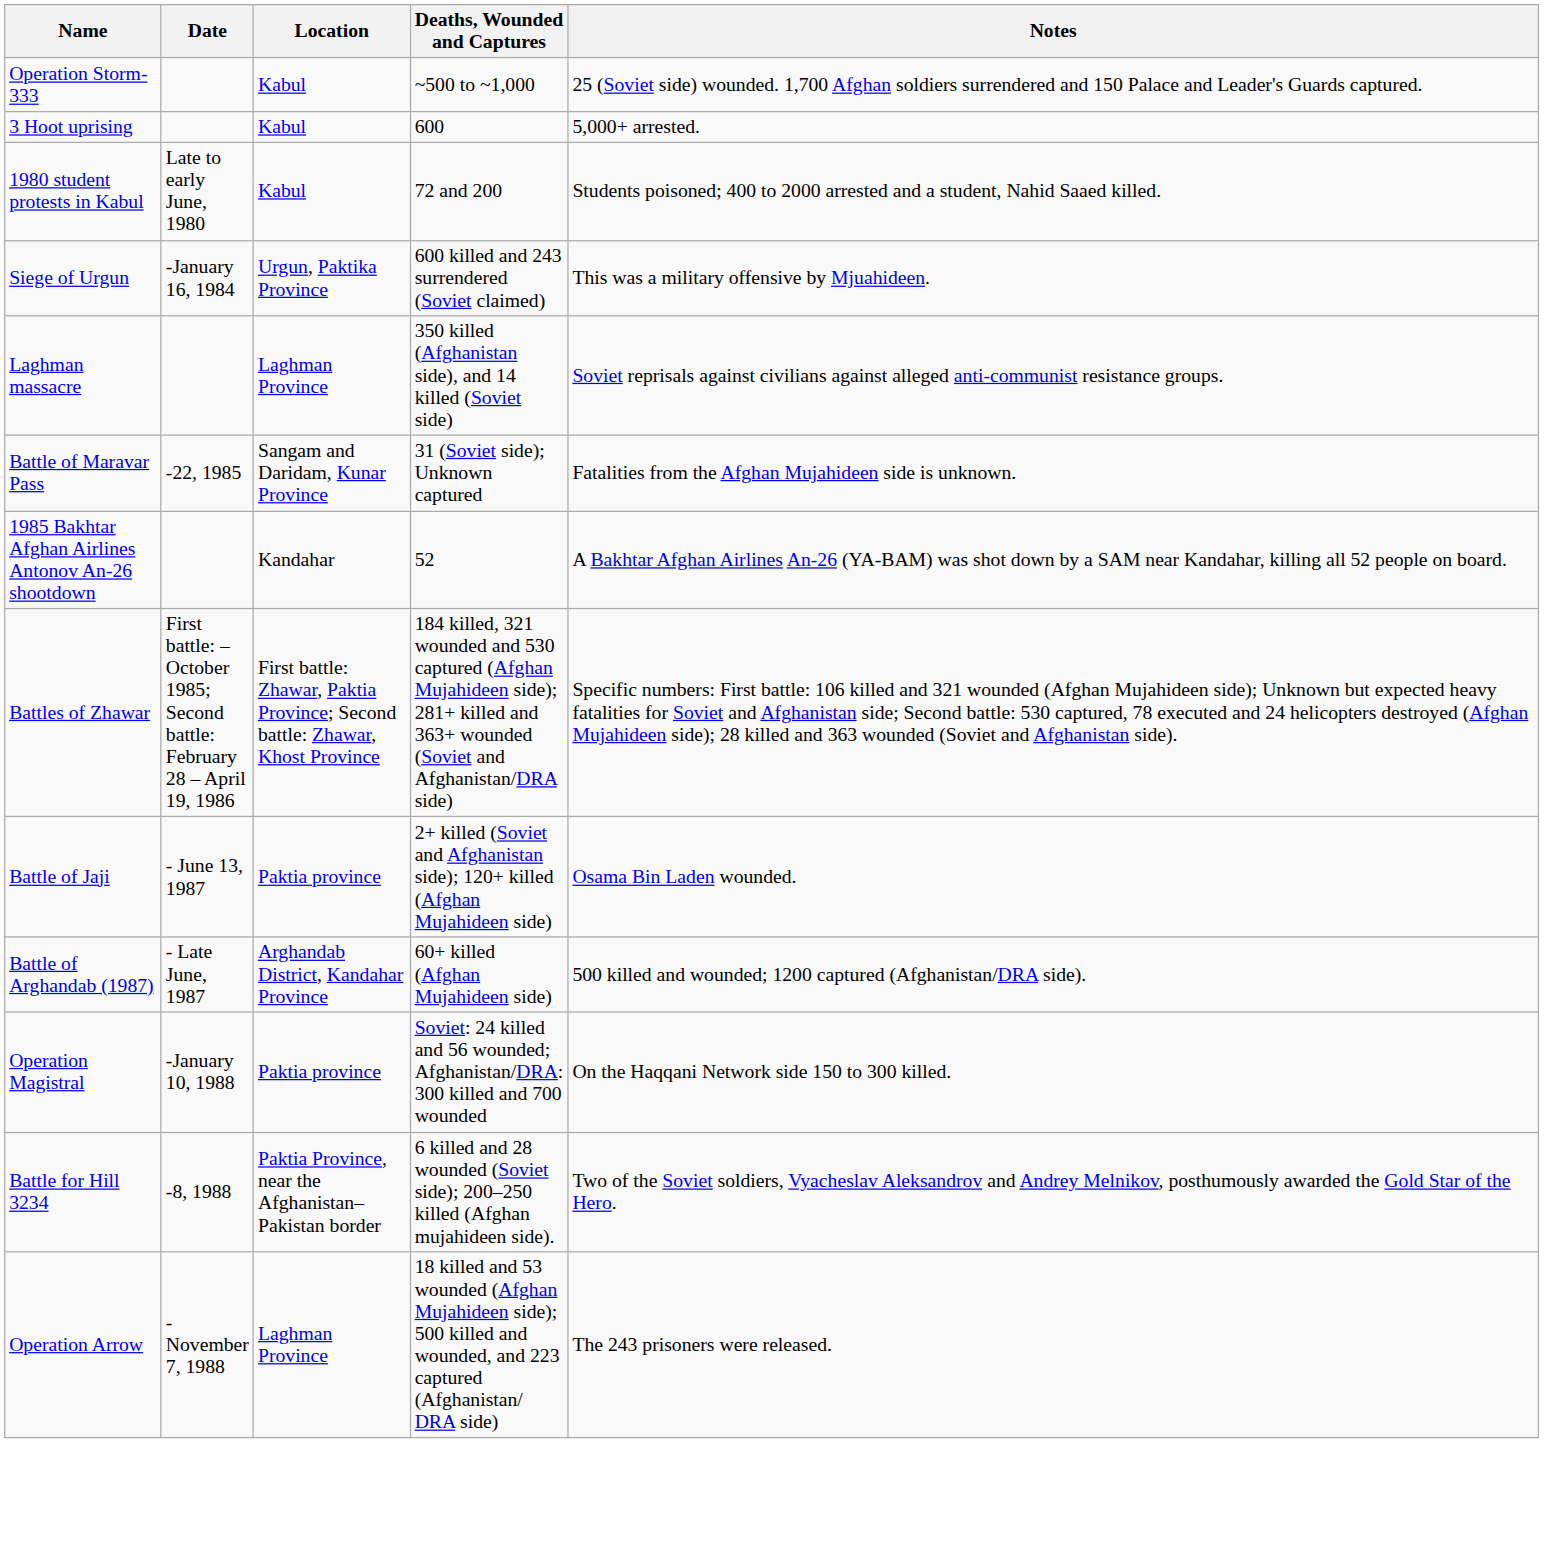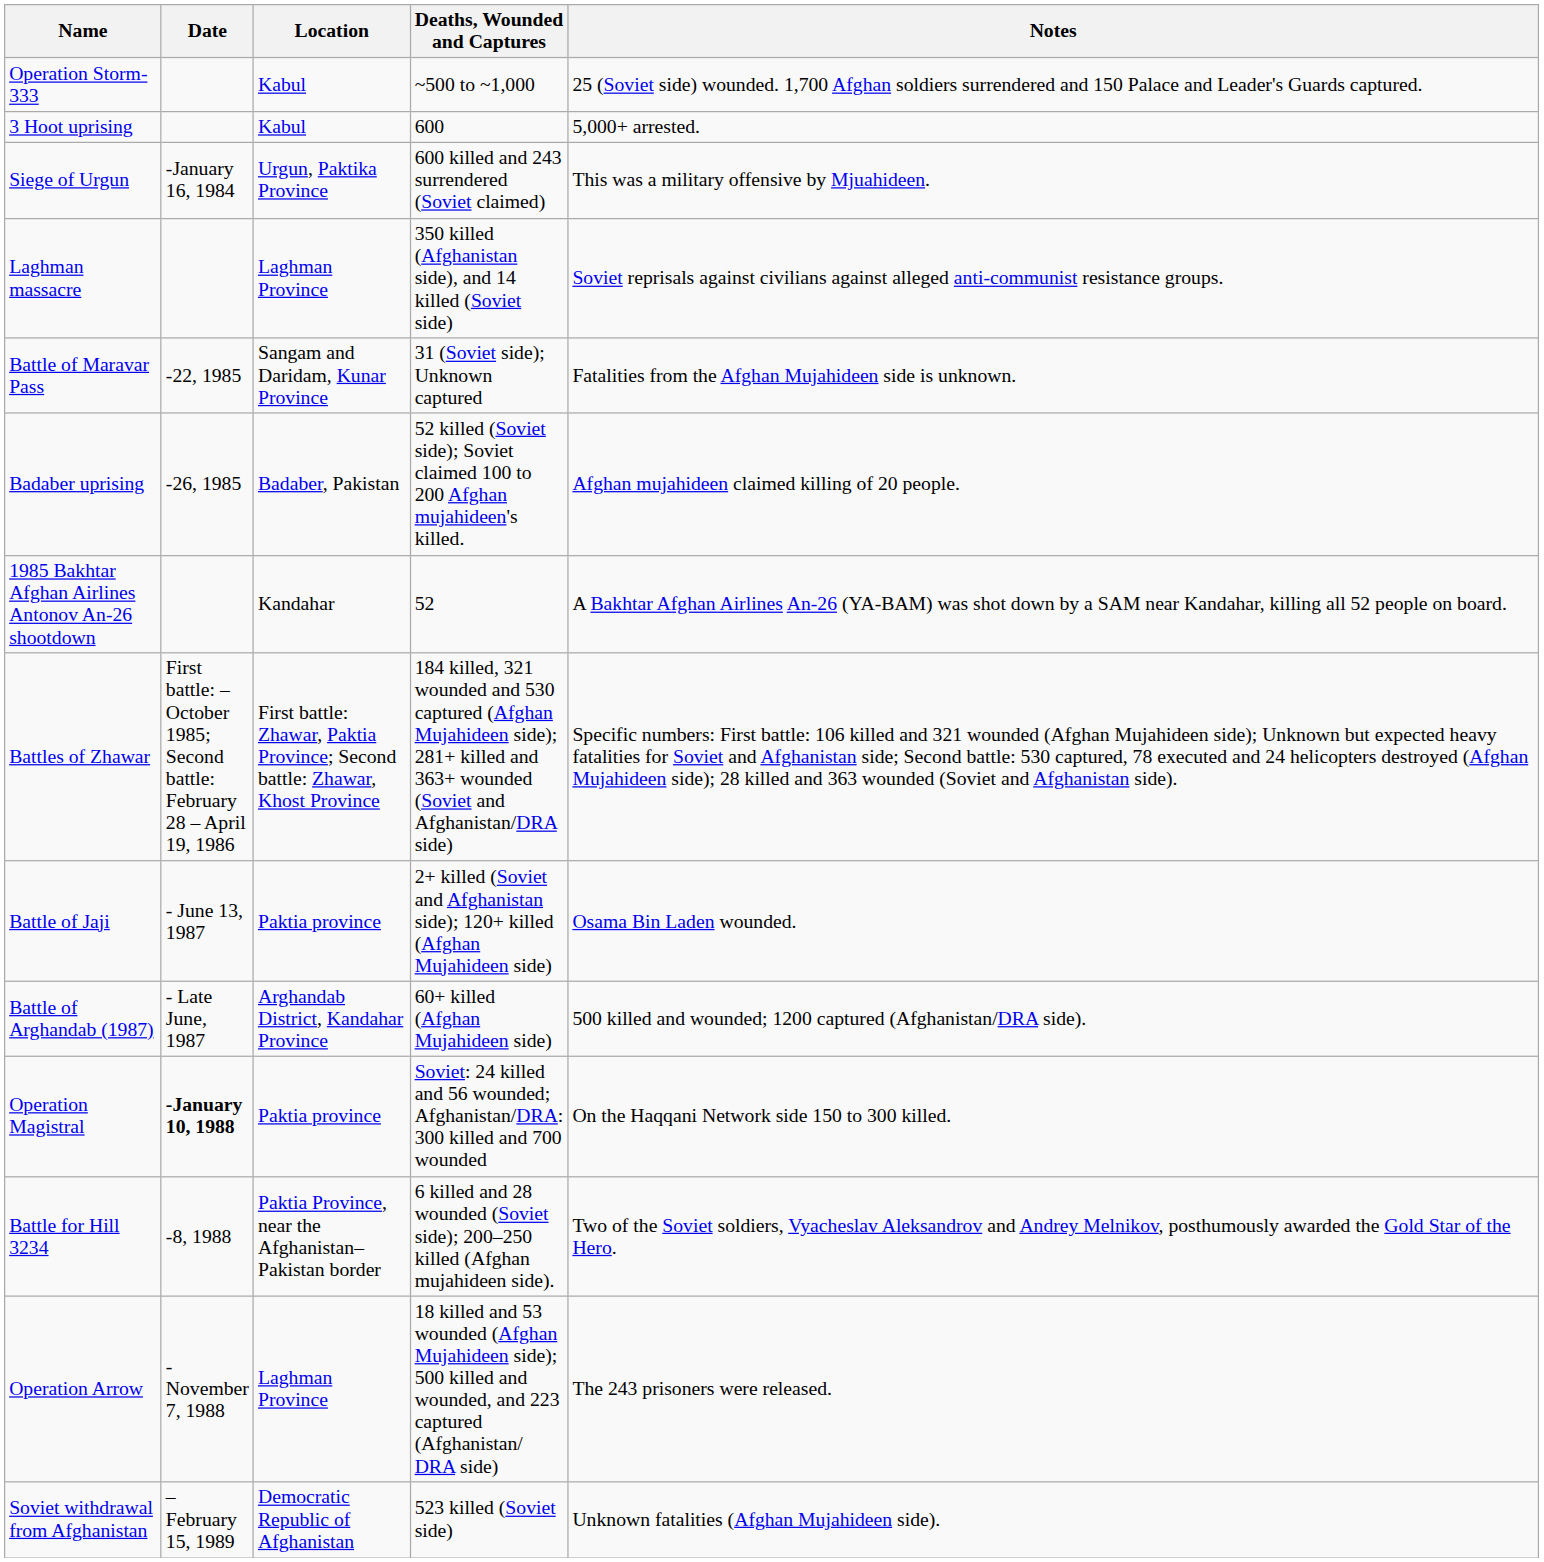- row: (76, 191)
+ row: (77, 484)
(200, 1071) normal -> (204, 1116) bold
+ row: (81, 1519)
